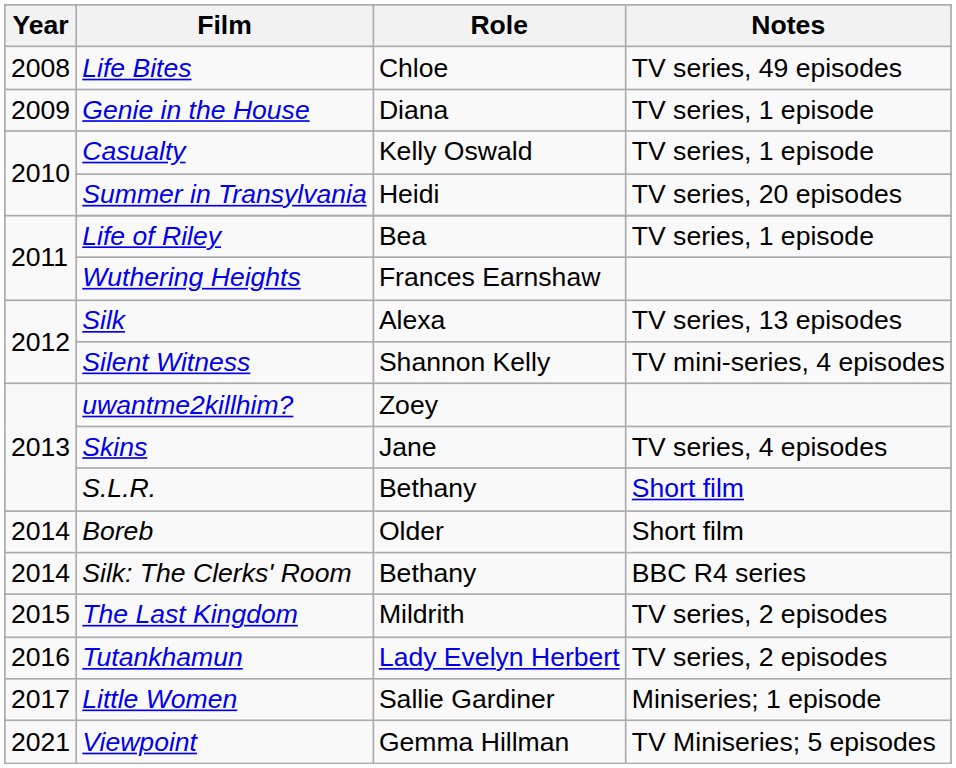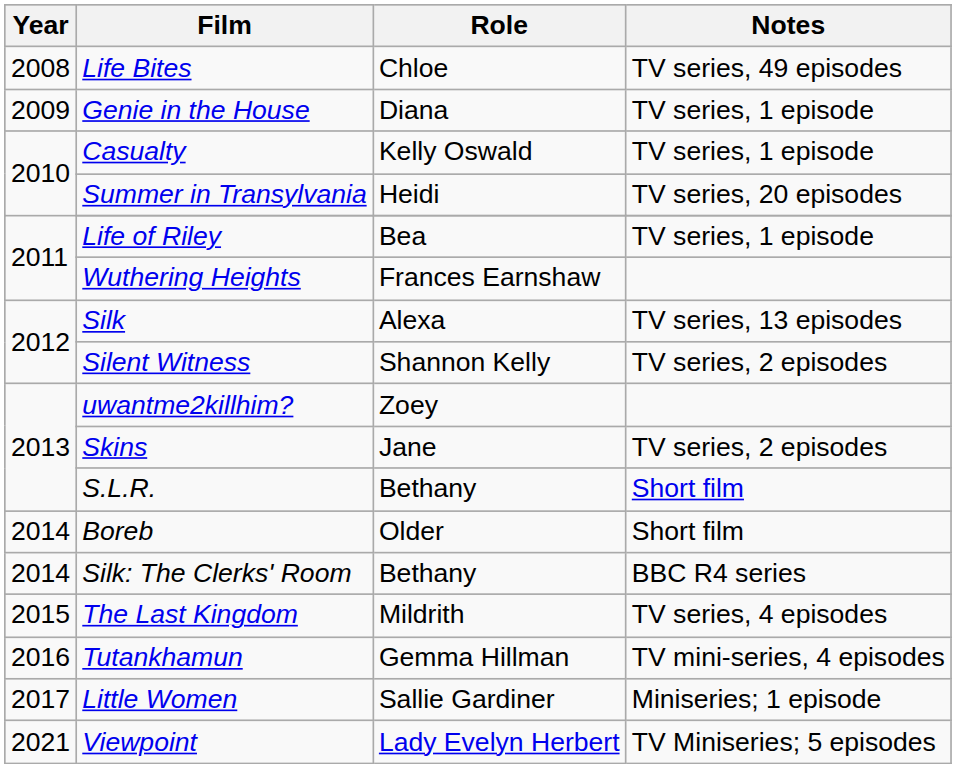(788, 362) TV mini-series, 4 episodes -> (759, 362) TV series, 2 episodes
(759, 446) TV series, 4 episodes -> (759, 446) TV series, 2 episodes
(759, 615) TV series, 2 episodes -> (759, 615) TV series, 4 episodes
(499, 657) Lady Evelyn Herbert -> (474, 657) Gemma Hillman
(759, 657) TV series, 2 episodes -> (788, 657) TV mini-series, 4 episodes
(474, 741) Gemma Hillman -> (499, 741) Lady Evelyn Herbert
